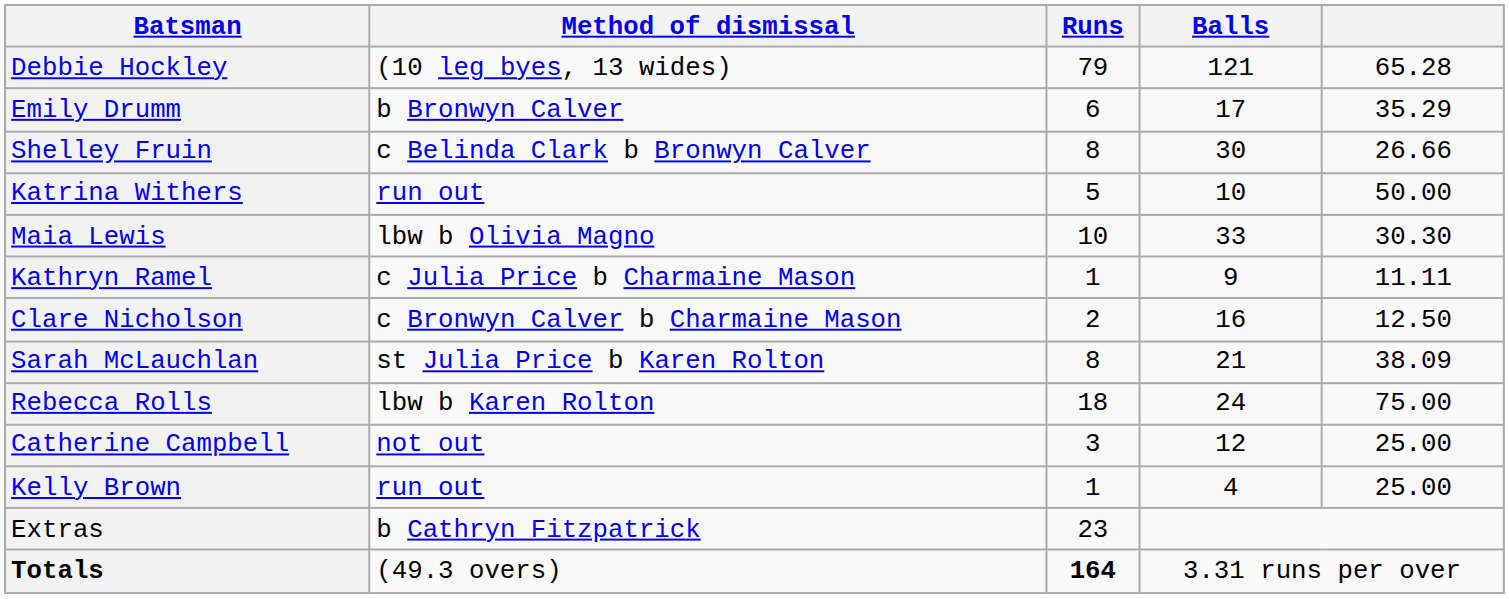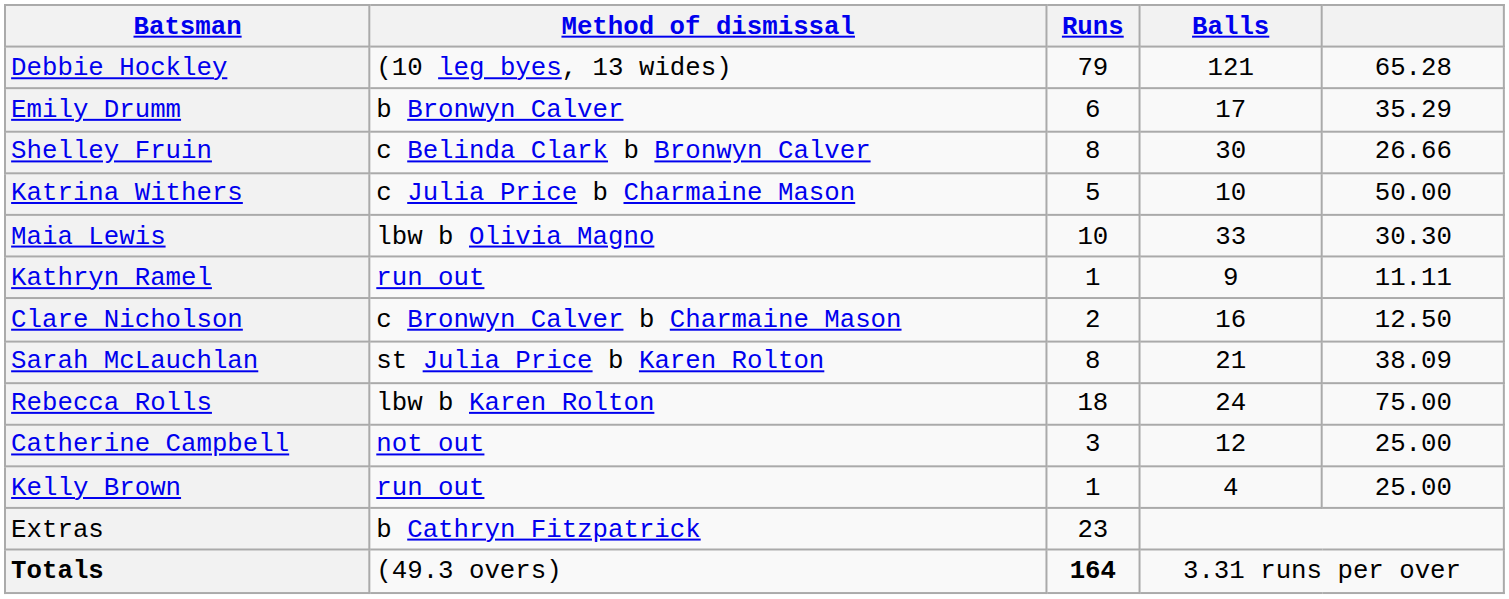(430, 194) run out -> (616, 194) c Julia Price b Charmaine Mason
(616, 278) c Julia Price b Charmaine Mason -> (430, 278) run out
